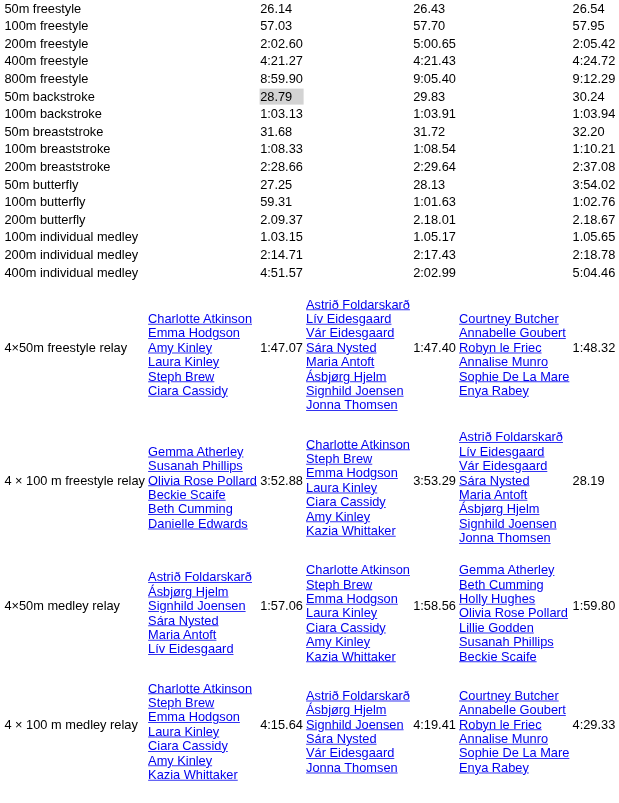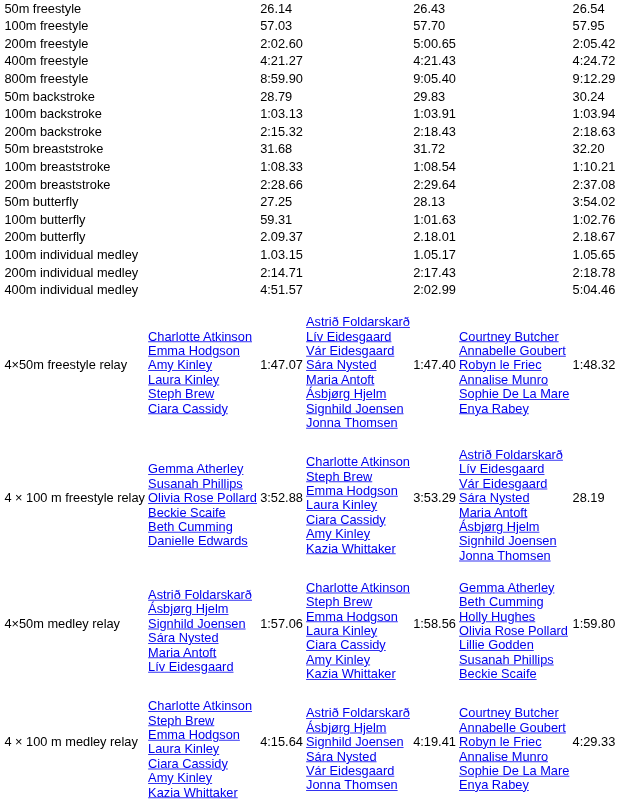(276, 96) lightgrey background -> (276, 96) no background
+ row: (53, 131)
